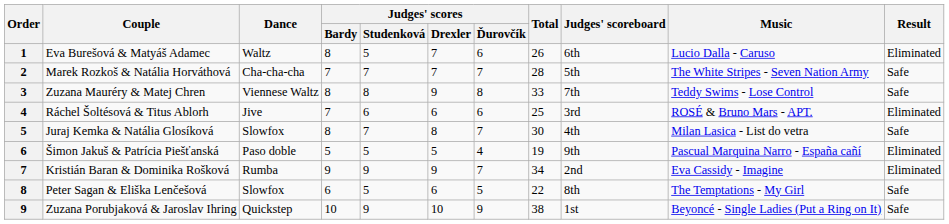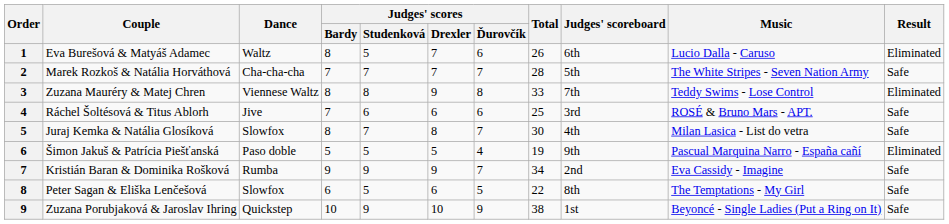(898, 92) Safe -> (914, 92) Eliminated
(914, 111) Eliminated -> (898, 111) Safe
(914, 170) Eliminated -> (898, 170) Safe
